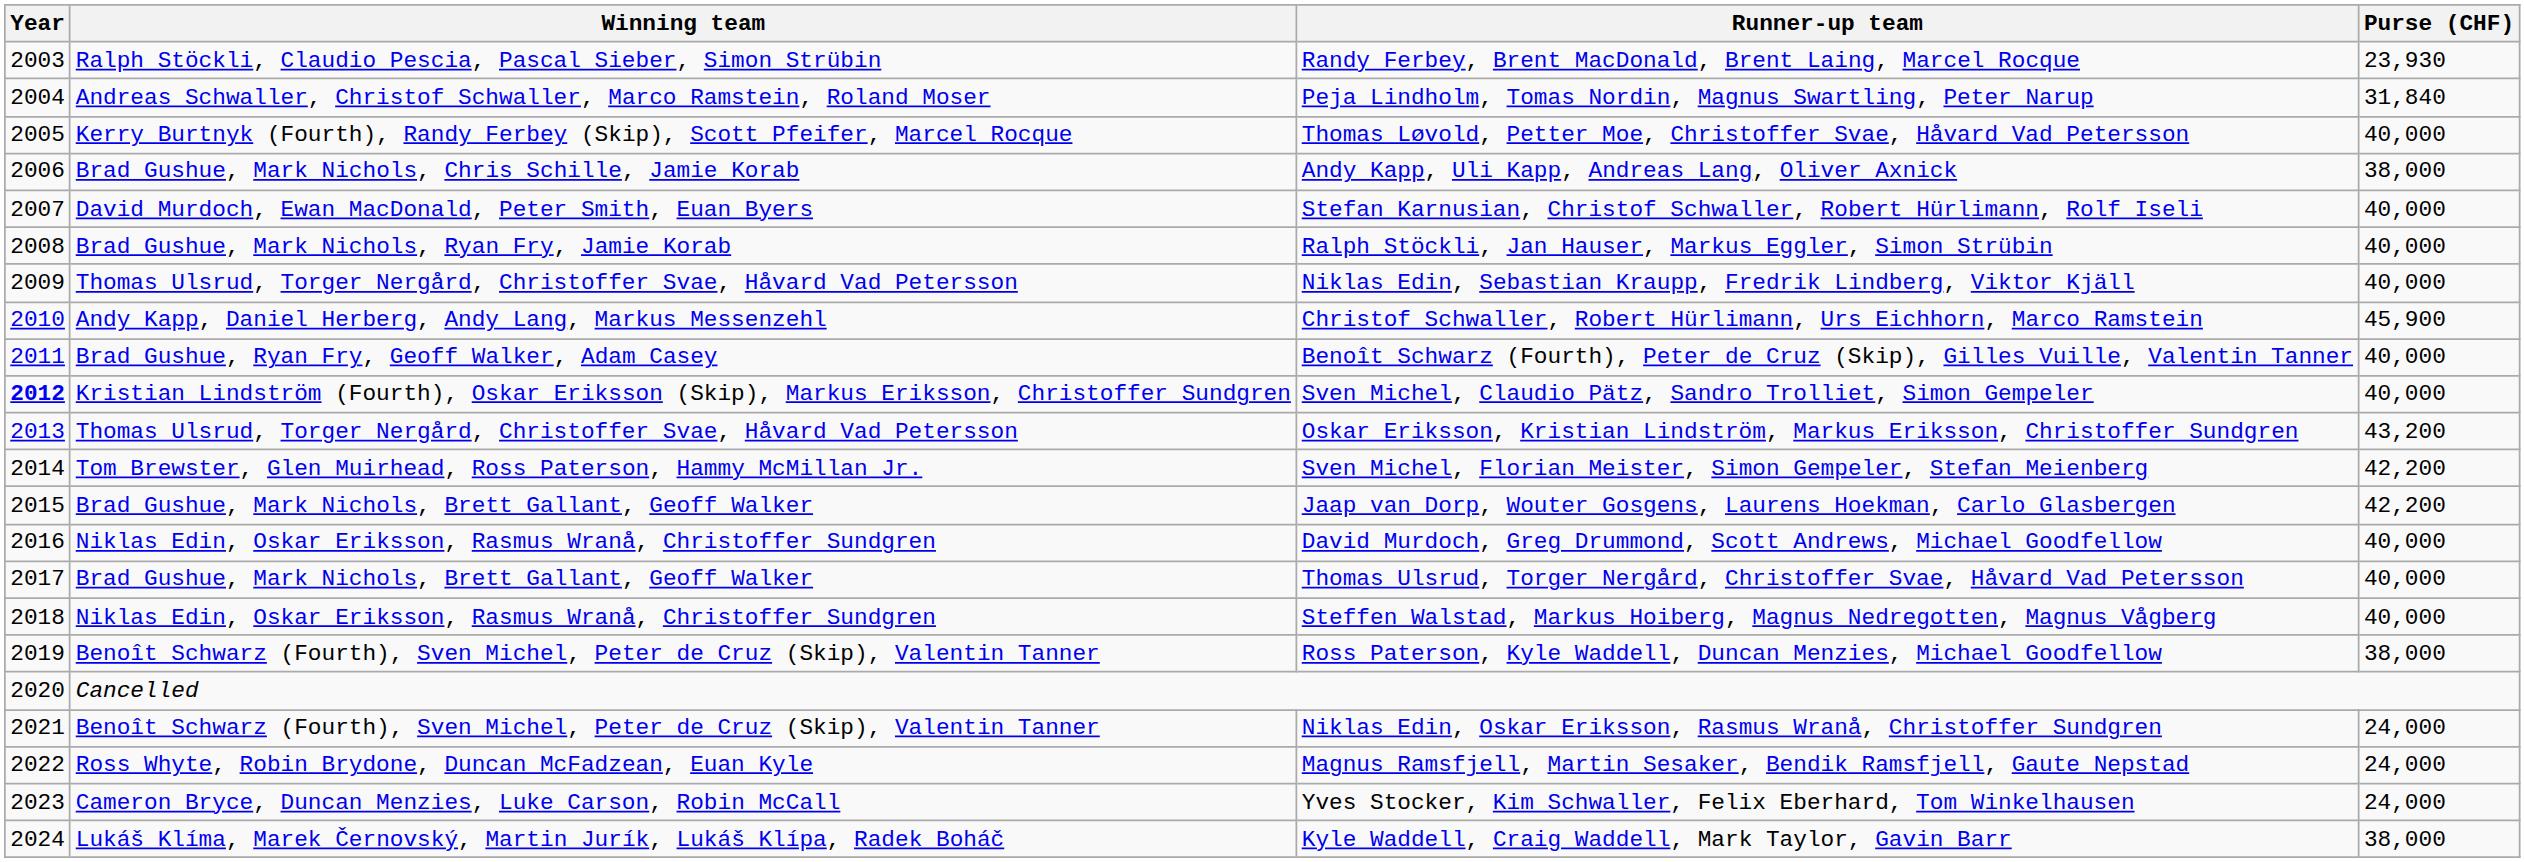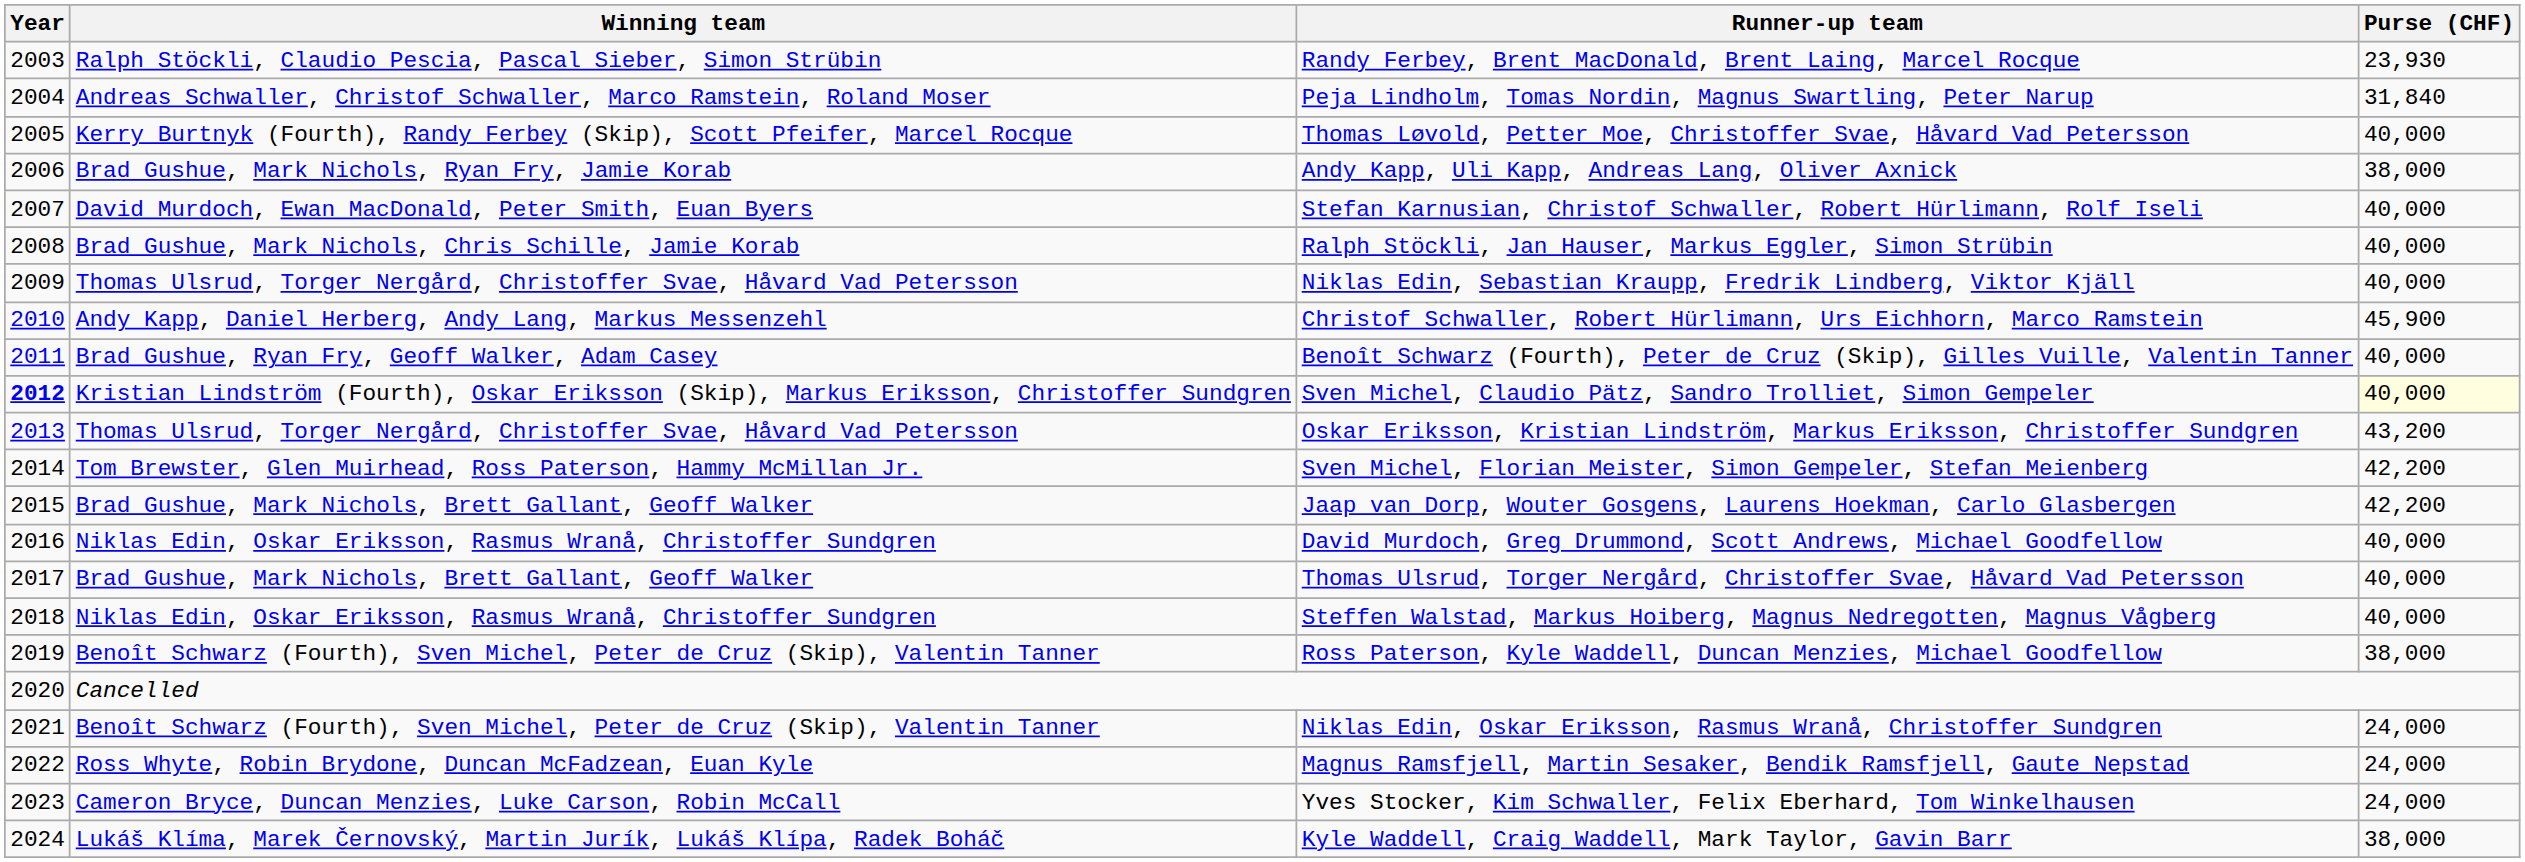(438, 172) Brad Gushue, Mark Nichols, Chris Schille, Jamie Korab -> (403, 172) Brad Gushue, Mark Nichols, Ryan Fry, Jamie Korab
(403, 246) Brad Gushue, Mark Nichols, Ryan Fry, Jamie Korab -> (438, 246) Brad Gushue, Mark Nichols, Chris Schille, Jamie Korab
(2405, 394) no background -> (2405, 394) lightyellow background
